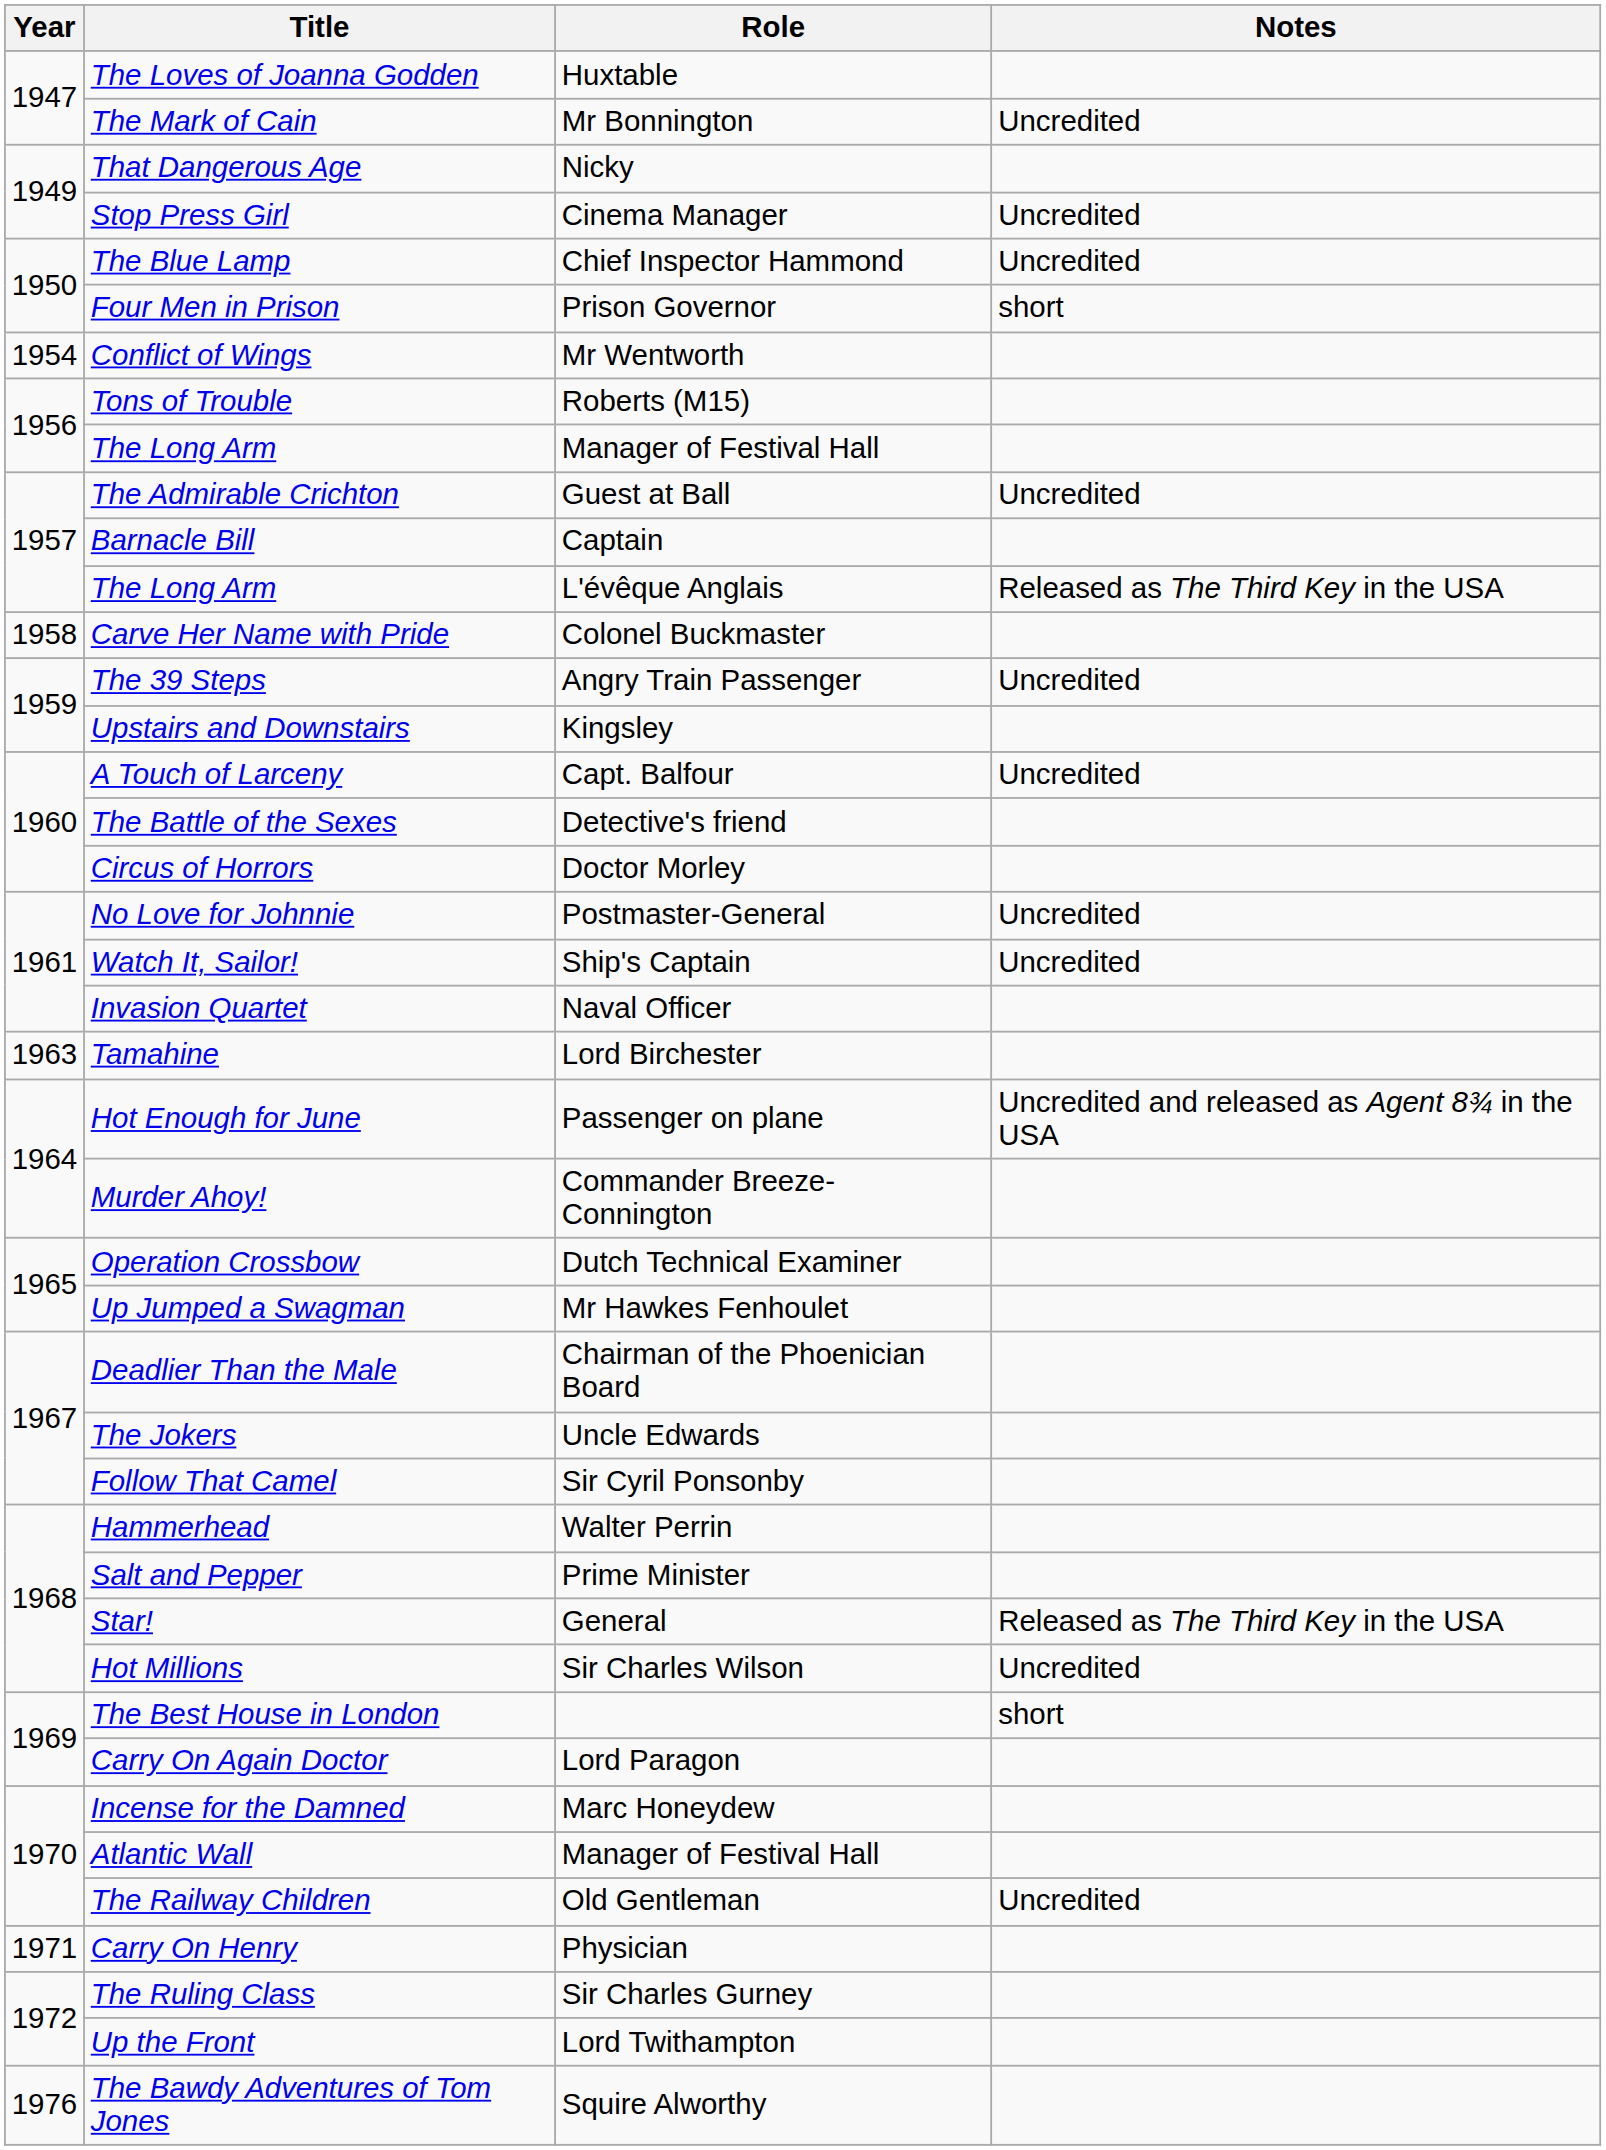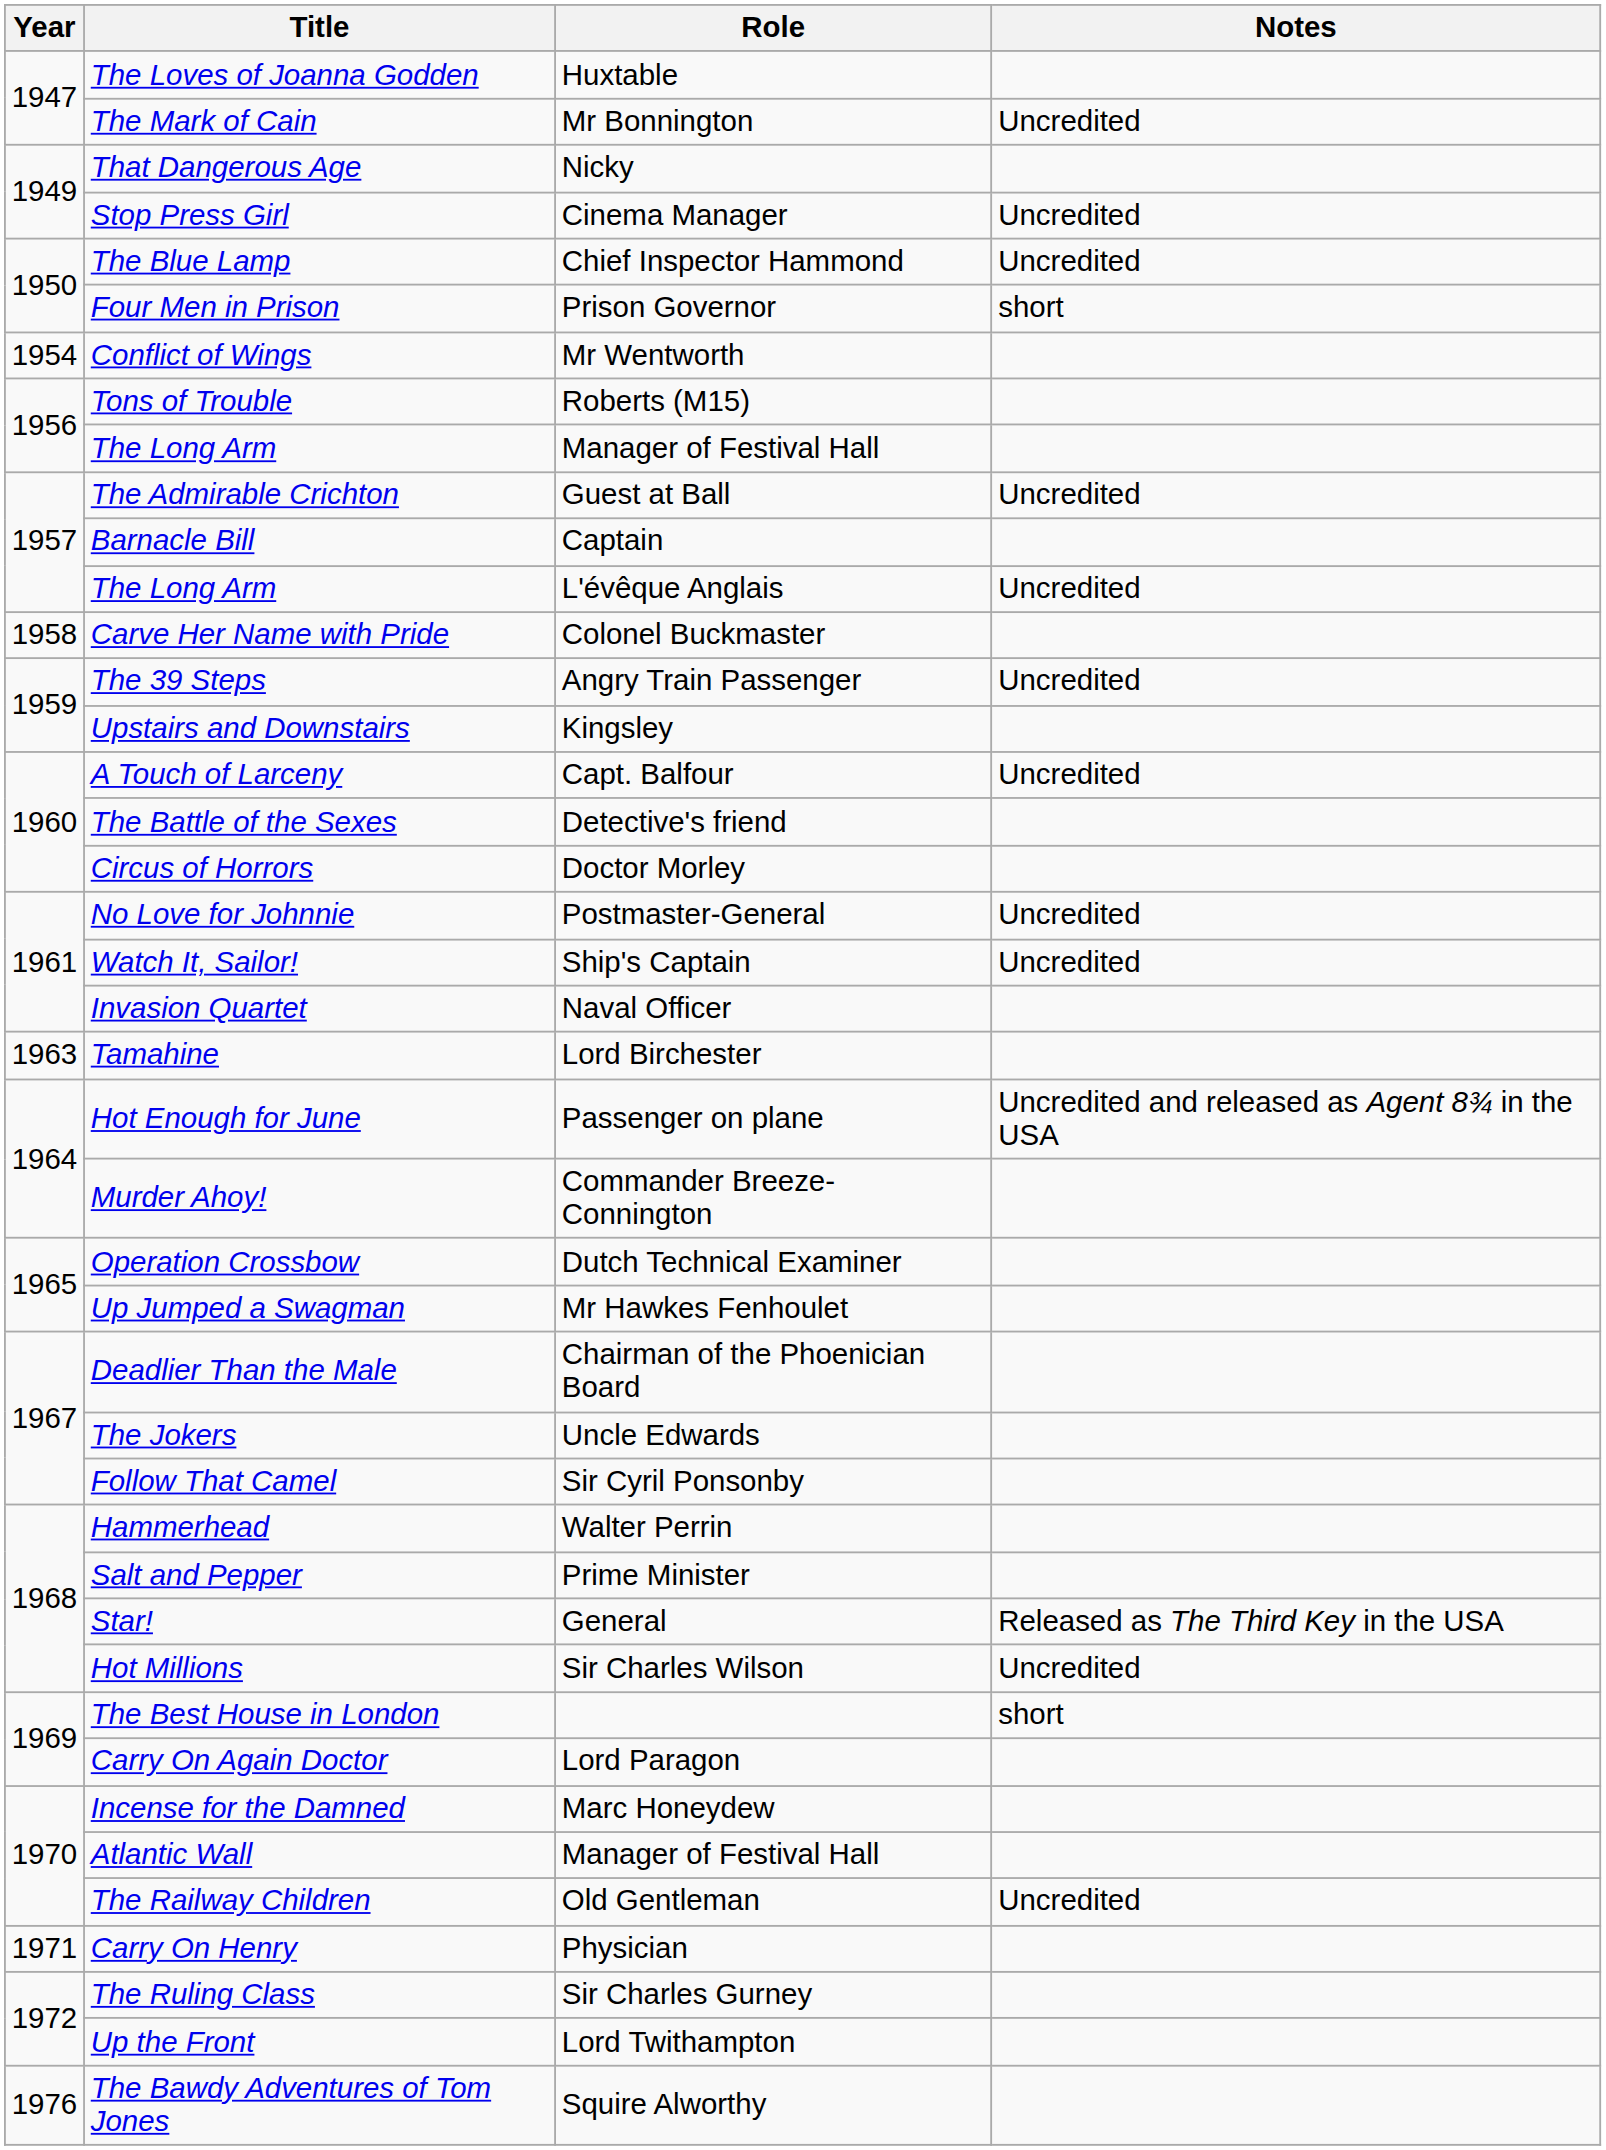(1251, 588) Released as The Third Key in the USA -> (1069, 588) Uncredited
